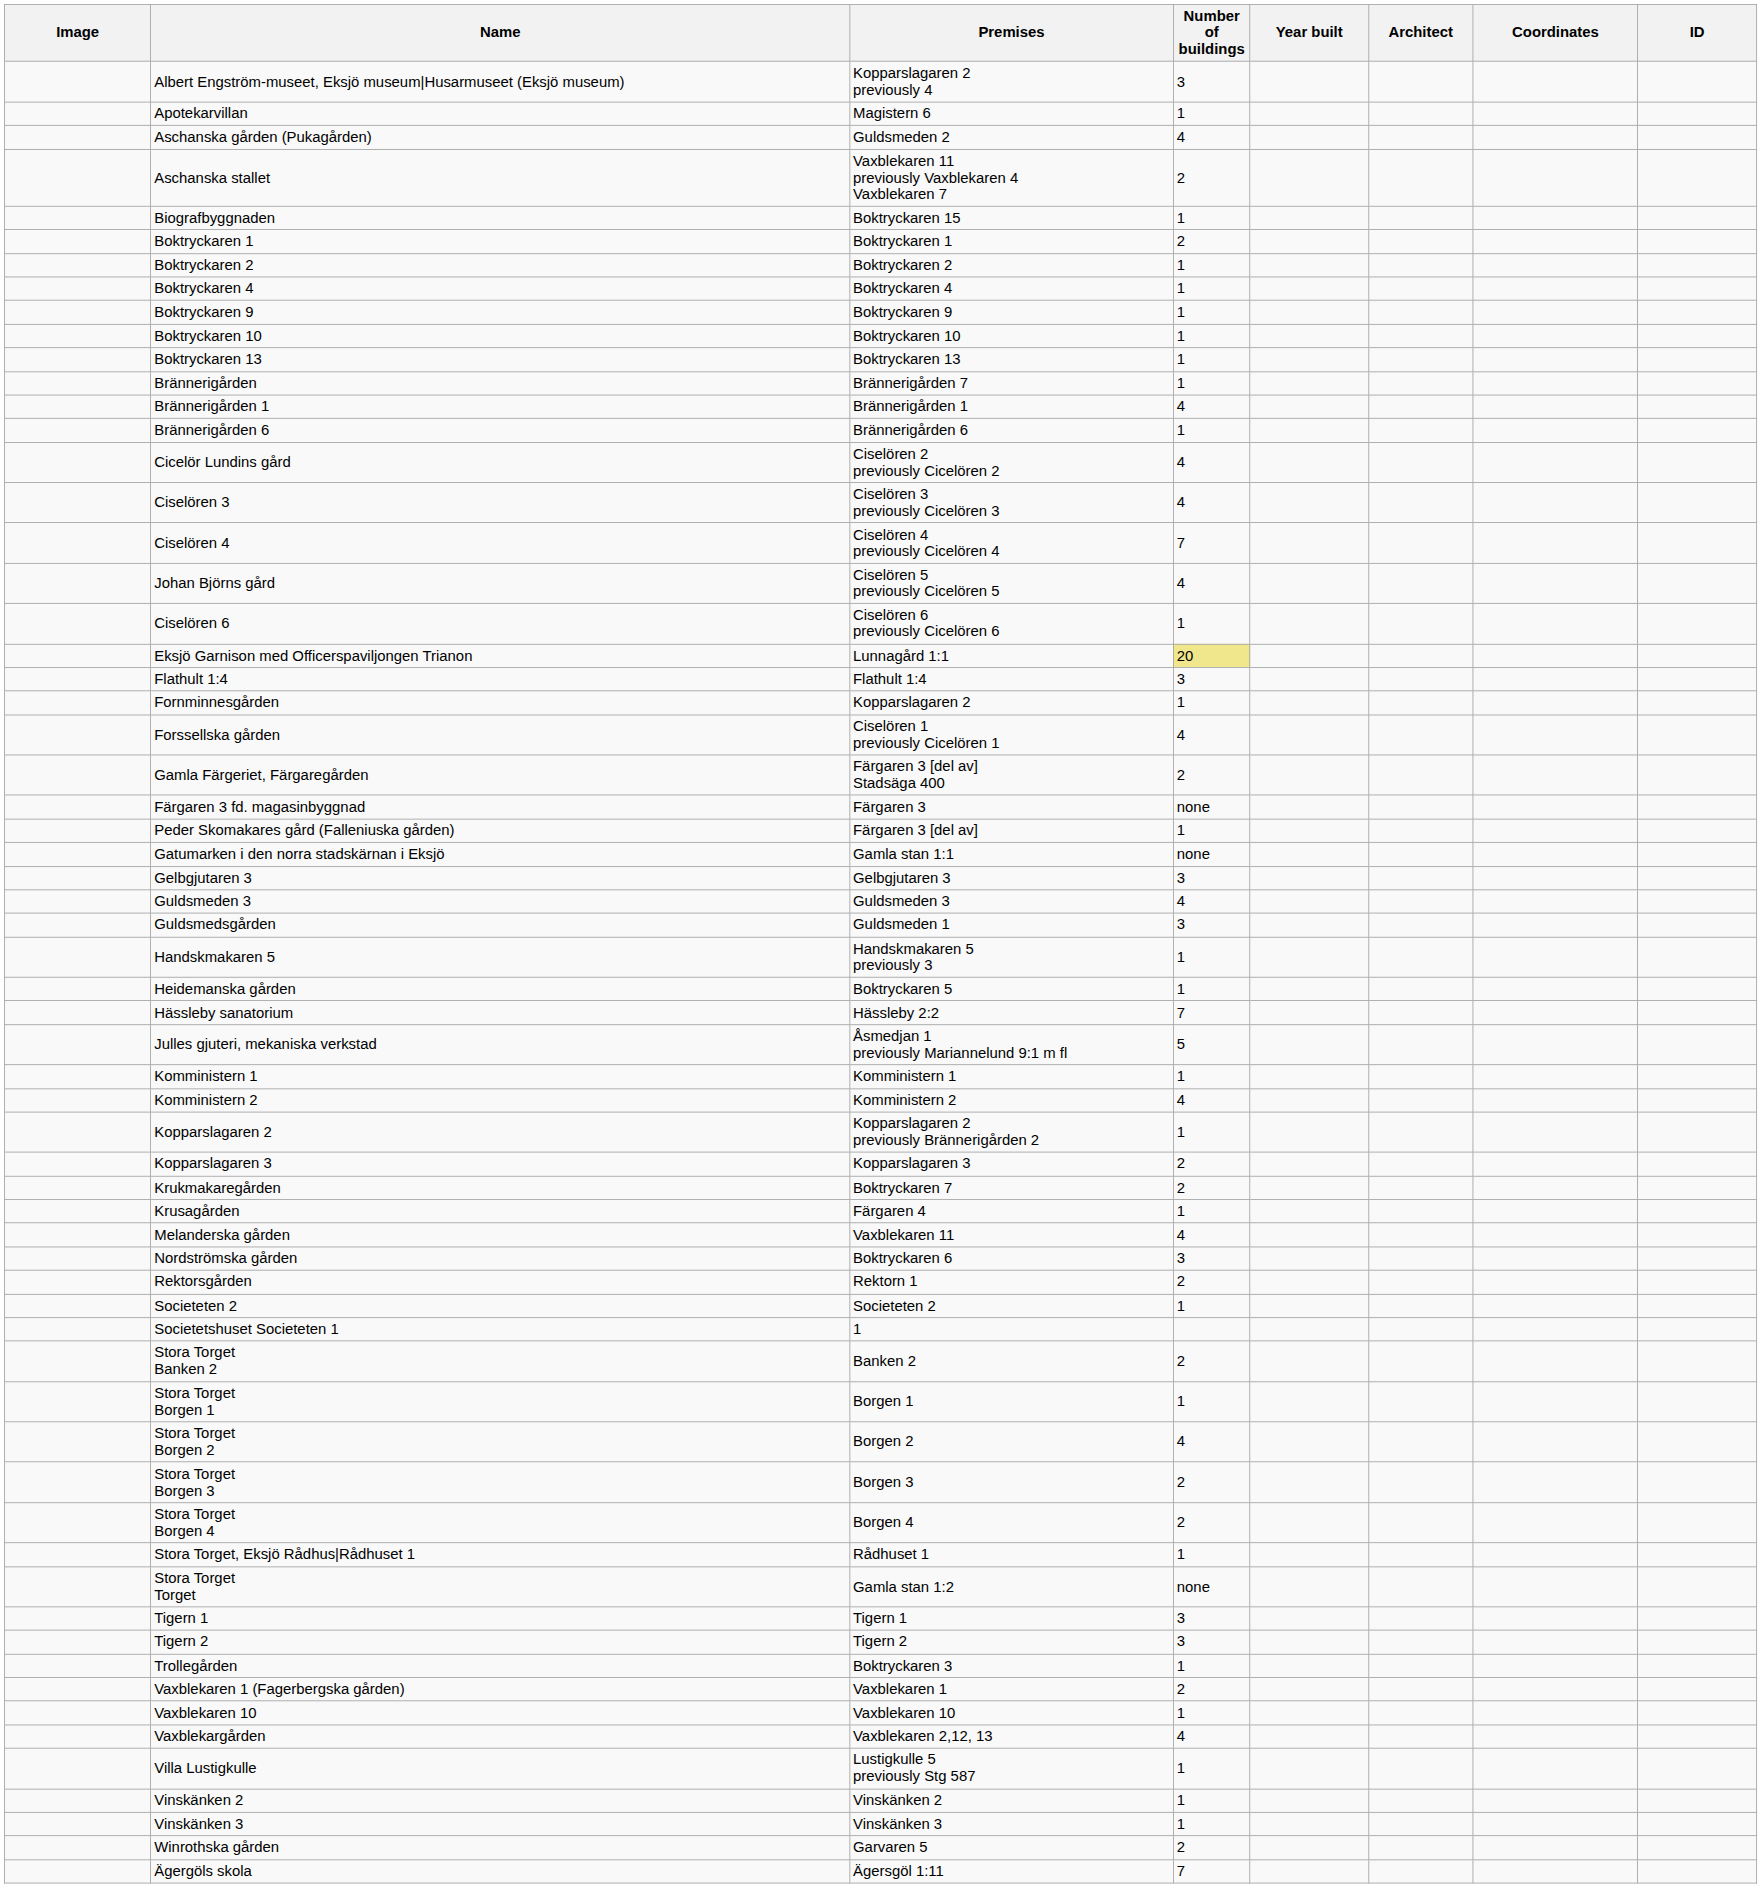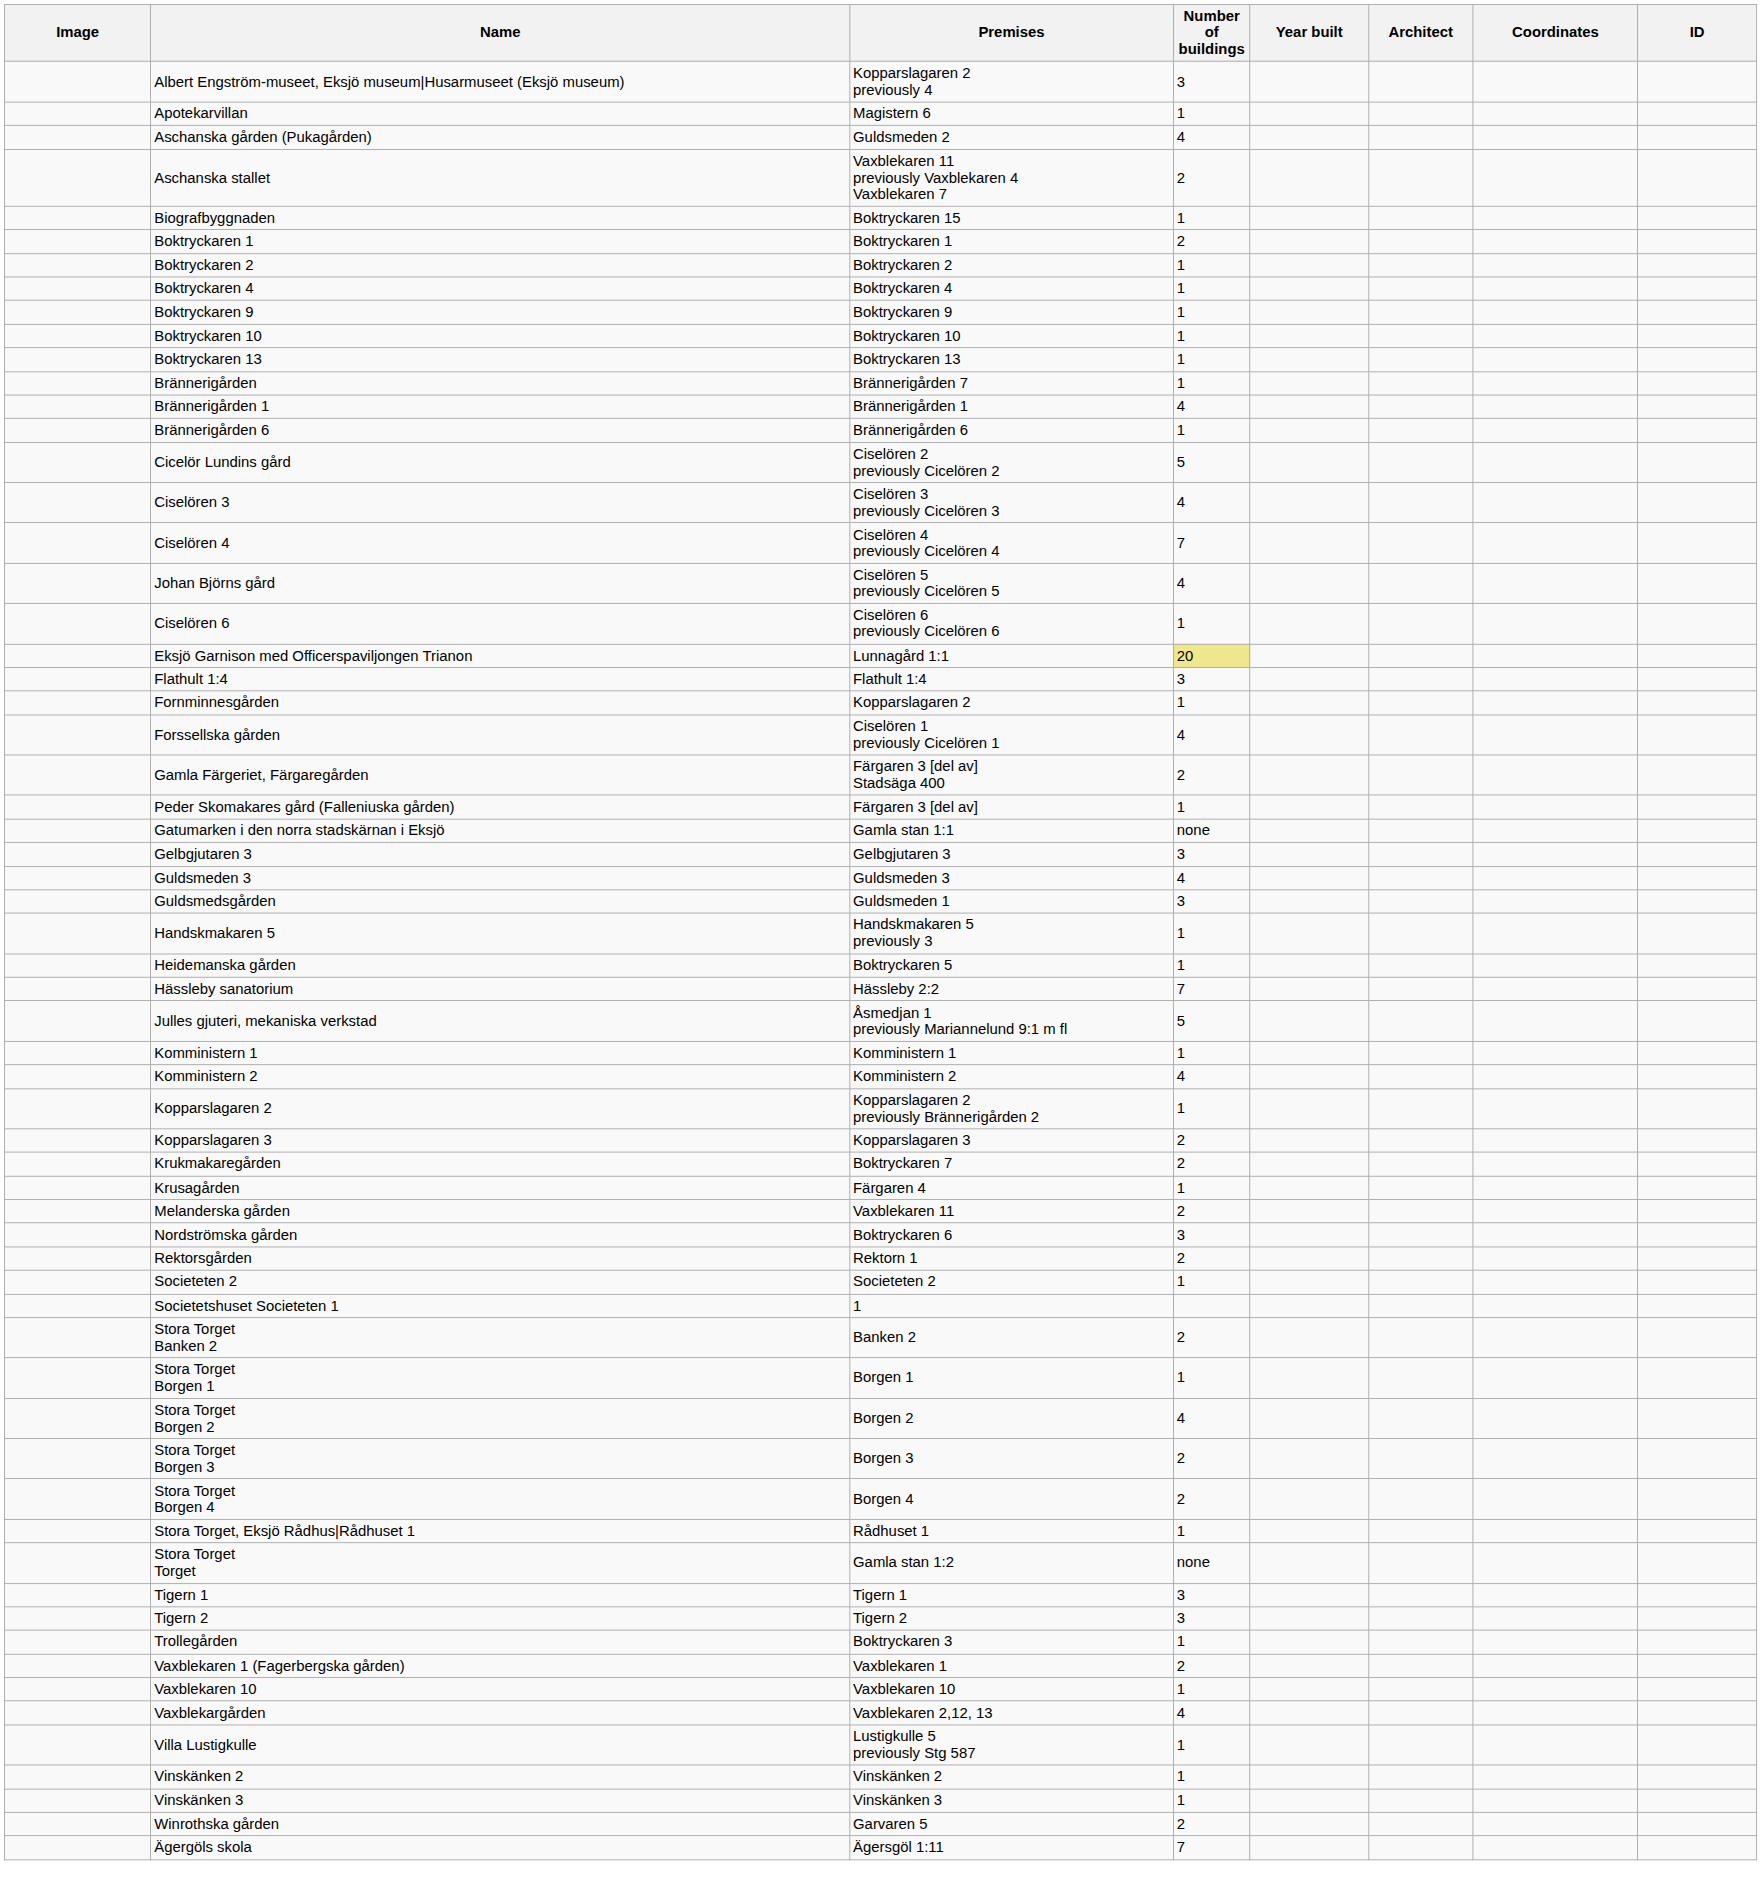(1181, 462) 4 -> (1181, 462) 5
- row: (260, 807)
(1181, 1234) 4 -> (1181, 1211) 2
